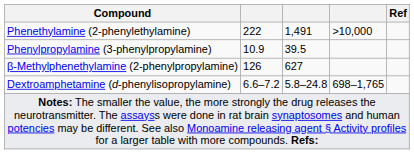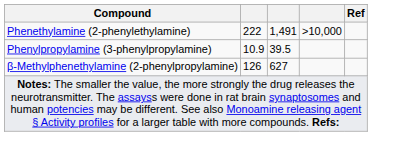- row: (119, 85)
